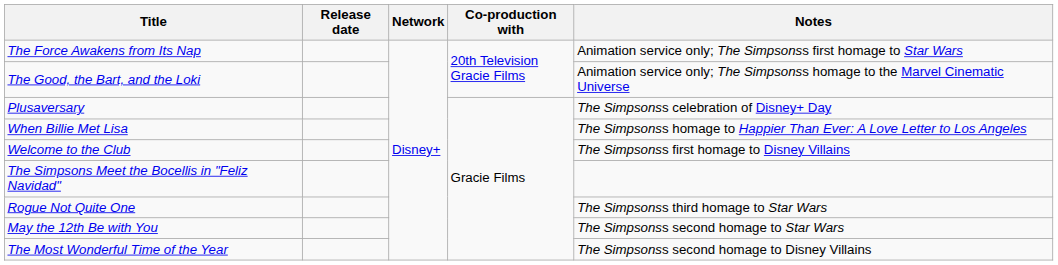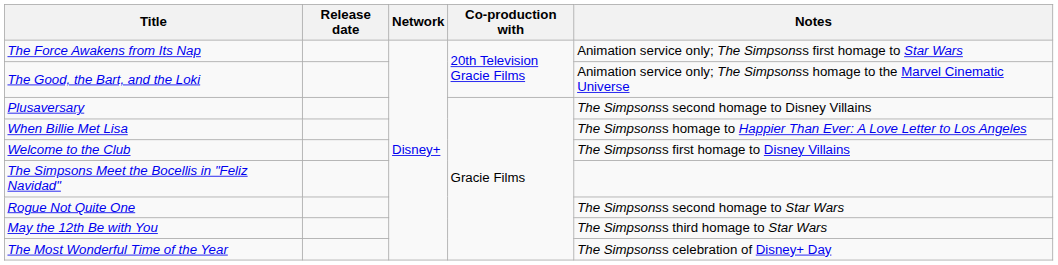(704, 108) The Simpsonss celebration of Disney+ Day -> (724, 108) The Simpsonss second homage to Disney Villains
(702, 207) The Simpsonss third homage to Star Wars -> (711, 207) The Simpsonss second homage to Star Wars
(711, 228) The Simpsonss second homage to Star Wars -> (702, 228) The Simpsonss third homage to Star Wars
(724, 249) The Simpsonss second homage to Disney Villains -> (704, 249) The Simpsonss celebration of Disney+ Day
